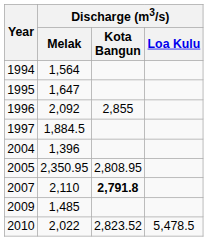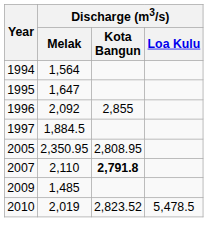- row: (21, 148)
(64, 226) 2,022 -> (64, 207) 2,019
